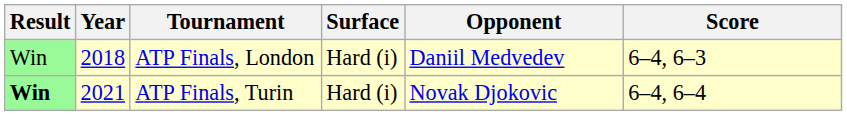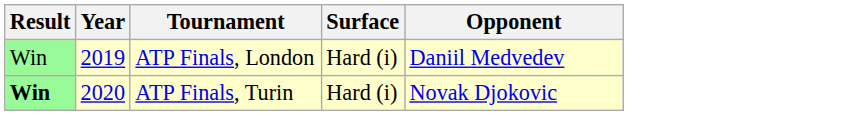- column: (732, 22)
(103, 57) 2018 -> (103, 57) 2019
(103, 92) 2021 -> (103, 92) 2020
